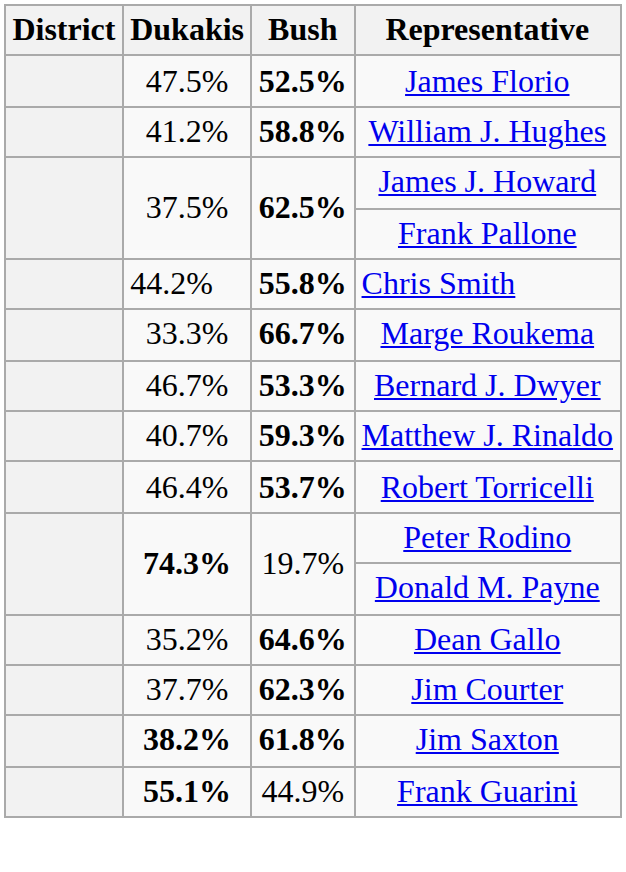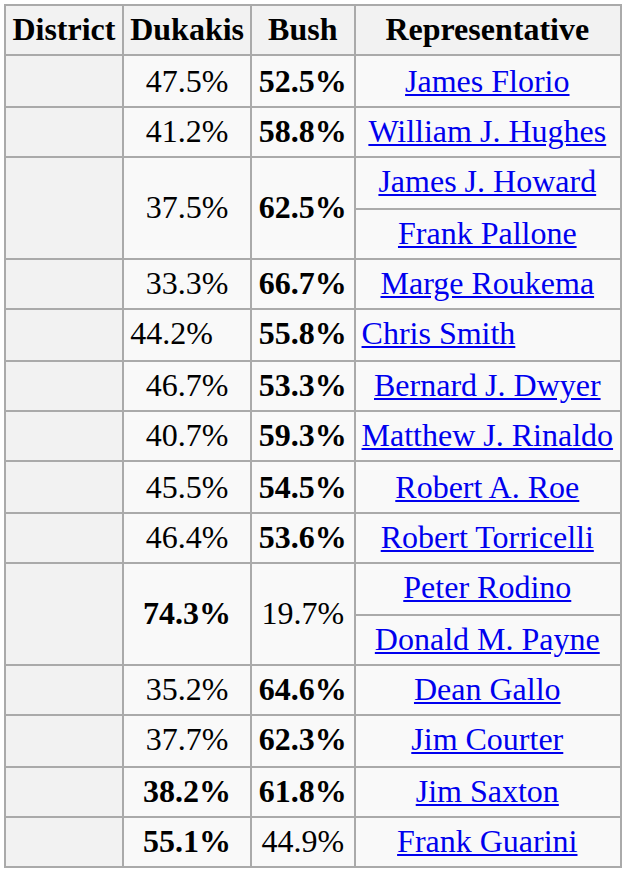rows swapped: (438, 283) <-> (487, 334)
+ row: (487, 486)
(303, 486) 53.7% -> (303, 537) 53.6%
